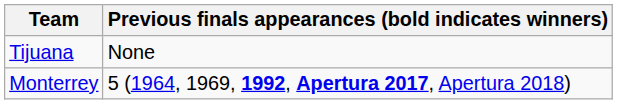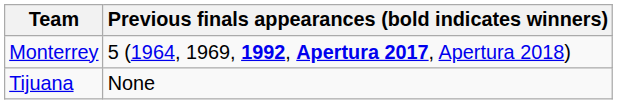rows swapped: (54, 83) <-> (41, 51)
